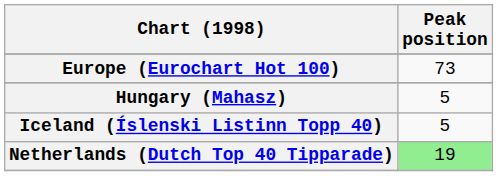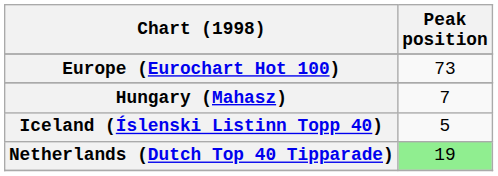(445, 98) 5 -> (445, 98) 7
